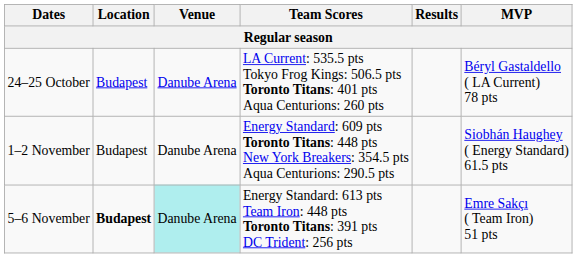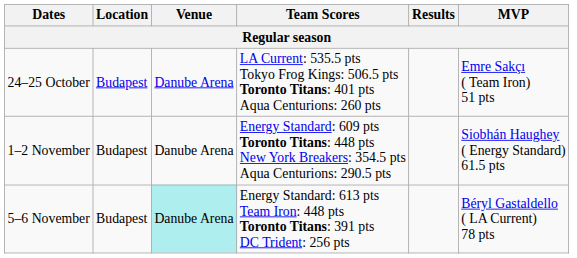(513, 82) Béryl Gastaldello ( LA Current) 78 pts -> (496, 82) Emre Sakçı ( Team Iron) 51 pts
(124, 218) bold -> (122, 218) normal
(499, 218) Emre Sakçı ( Team Iron) 51 pts -> (510, 218) Béryl Gastaldello ( LA Current) 78 pts
